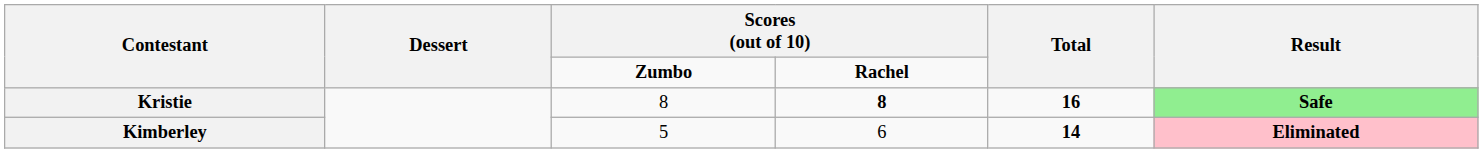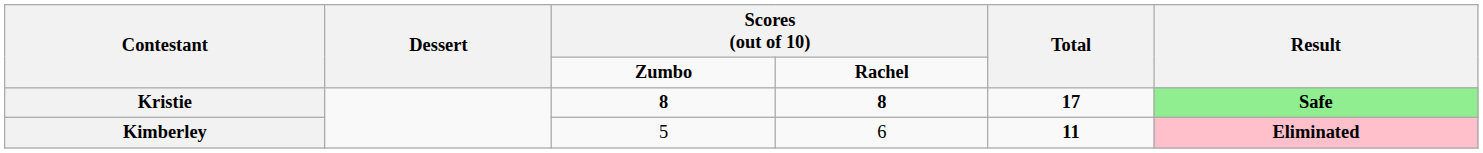(664, 102) normal -> (664, 102) bold
(1071, 102) 16 -> (1071, 102) 17
(1071, 133) 14 -> (1071, 133) 11
